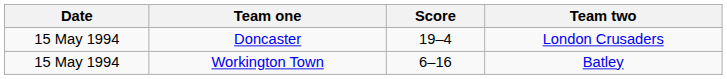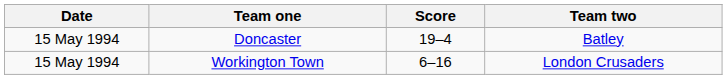(603, 39) London Crusaders -> (603, 39) Batley
(603, 62) Batley -> (603, 62) London Crusaders
